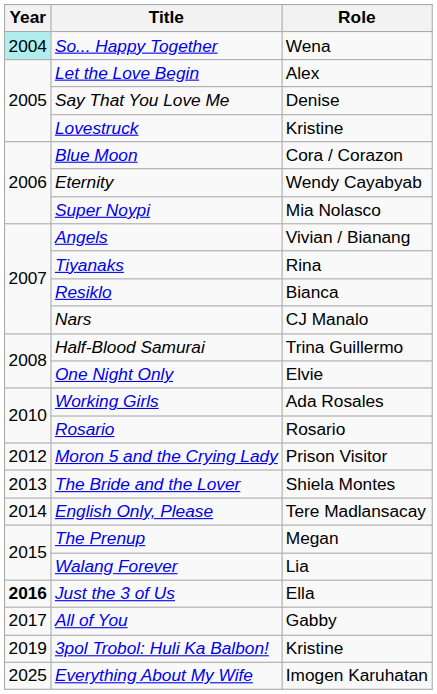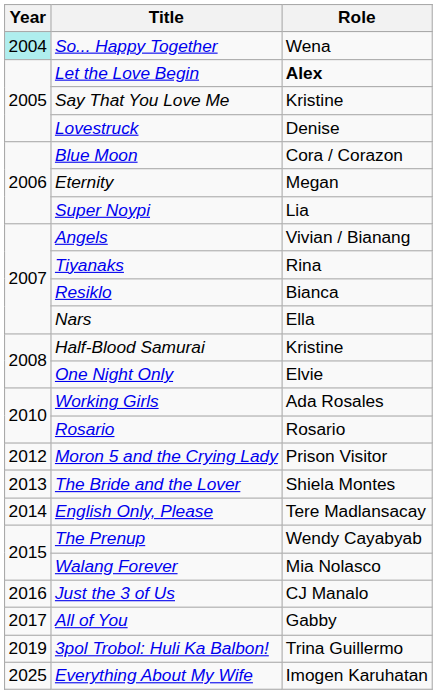(303, 73) normal -> (304, 73) bold
(313, 100) Denise -> (315, 100) Kristine
(315, 127) Kristine -> (313, 127) Denise
(354, 182) Wendy Cayabyab -> (312, 182) Megan
(333, 210) Mia Nolasco -> (297, 210) Lia
(327, 319) CJ Manalo -> (300, 319) Ella
(344, 347) Trina Guillermo -> (315, 347) Kristine
(312, 538) Megan -> (354, 538) Wendy Cayabyab
(297, 566) Lia -> (333, 566) Mia Nolasco
(28, 593) bold -> (28, 593) normal
(300, 593) Ella -> (327, 593) CJ Manalo
(315, 648) Kristine -> (344, 648) Trina Guillermo
